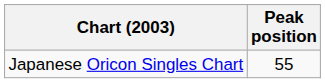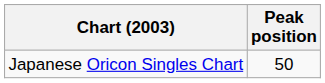(284, 63) 55 -> (284, 63) 50
